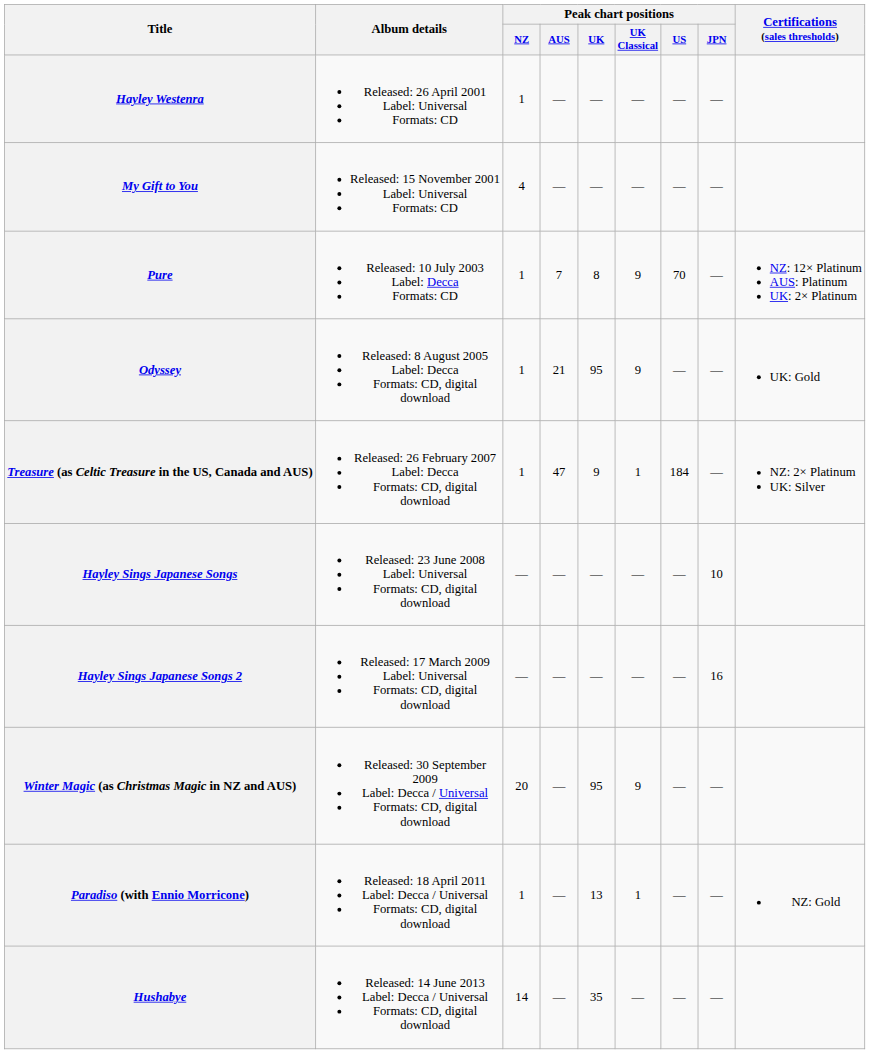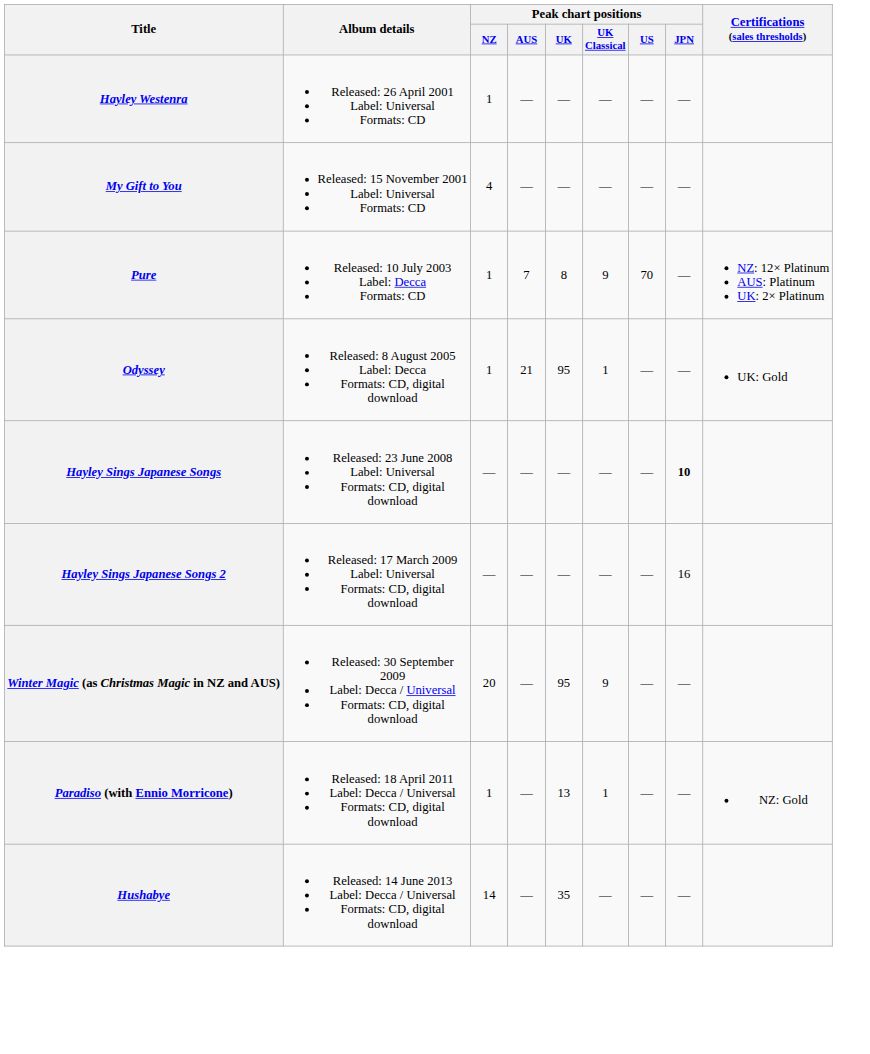(638, 369) 9 -> (605, 369) 1
- row: (160, 472)
(717, 574) normal -> (684, 472) bold
